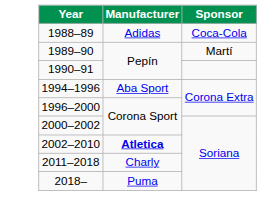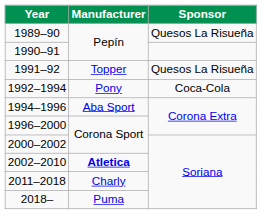- row: (71, 32)
(219, 51) Martí -> (202, 32) Quesos La Risueña
+ row: (37, 70)
+ row: (37, 88)
